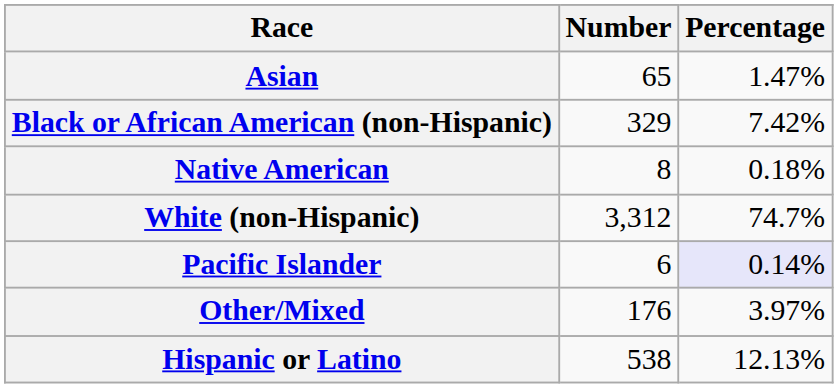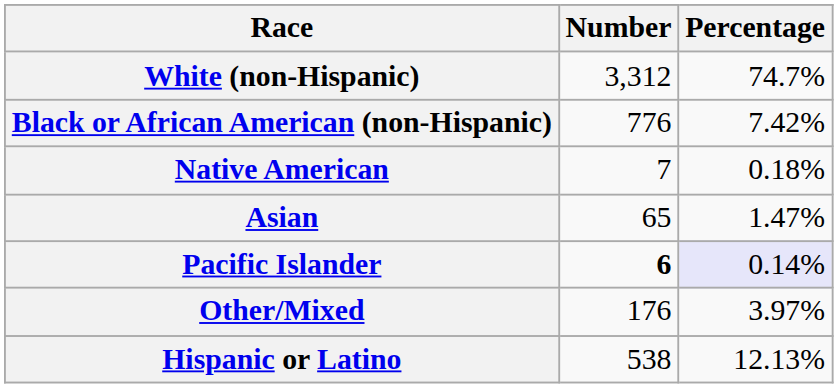rows swapped: (282, 216) <-> (282, 75)
(649, 122) 329 -> (649, 122) 776
(664, 169) 8 -> (664, 169) 7
(664, 264) normal -> (664, 264) bold
